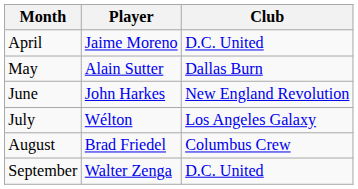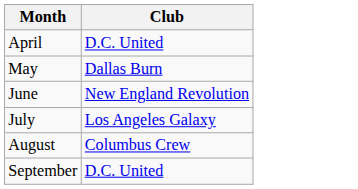- column: (131, 17)
